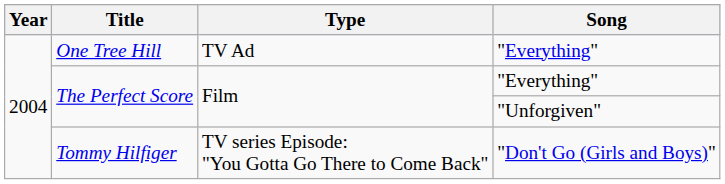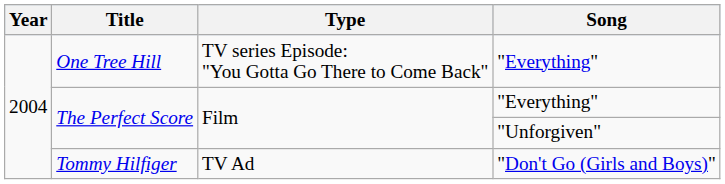(228, 50) TV Ad -> (345, 60) TV series Episode: "You Gotta Go There to Come Back"
(345, 152) TV series Episode: "You Gotta Go There to Come Back" -> (228, 163) TV Ad
